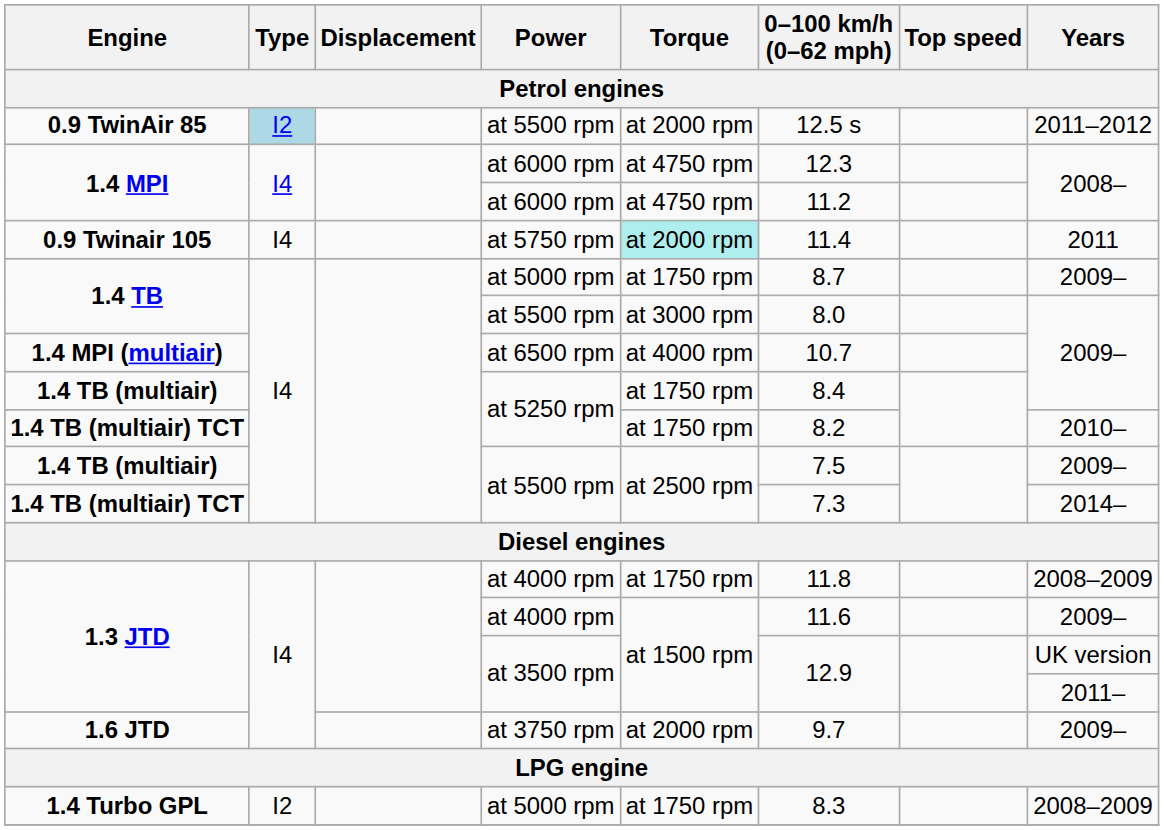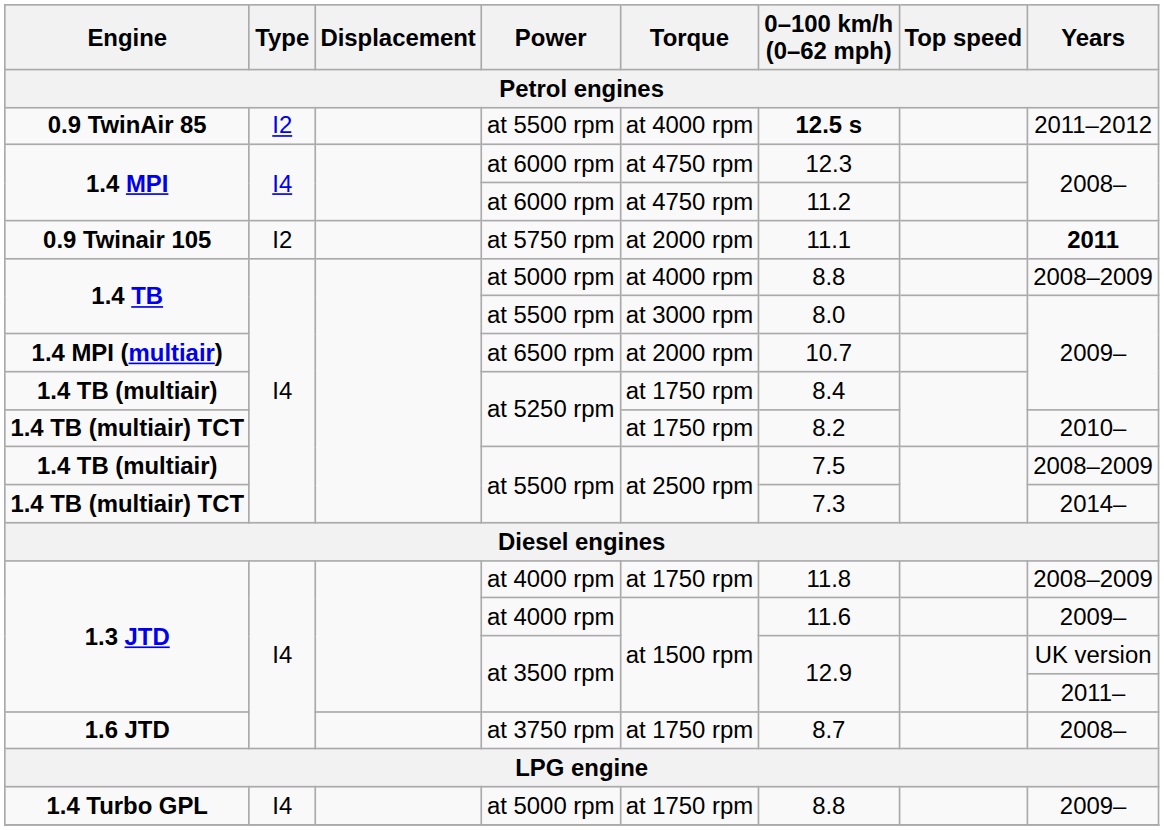(282, 126) lightblue background -> (282, 126) no background
(689, 126) at 2000 rpm -> (689, 126) at 4000 rpm
(829, 126) normal -> (829, 126) bold
(282, 239) I4 -> (282, 239) I2
(689, 239) paleturquoise background -> (689, 239) no background
(829, 239) 11.4 -> (829, 239) 11.1
(1093, 239) normal -> (1093, 239) bold
(689, 277) at 1750 rpm -> (689, 277) at 4000 rpm
(829, 277) 8.7 -> (829, 277) 8.8
(1093, 277) 2009– -> (1093, 277) 2008–2009
(689, 353) at 4000 rpm -> (689, 353) at 2000 rpm
(1093, 466) 2009– -> (1093, 466) 2008–2009
(689, 730) at 2000 rpm -> (689, 730) at 1750 rpm
(829, 730) 9.7 -> (829, 730) 8.7
(1093, 730) 2009– -> (1093, 730) 2008–
(282, 806) I2 -> (282, 806) I4
(829, 806) 8.3 -> (829, 806) 8.8
(1093, 806) 2008–2009 -> (1093, 806) 2009–
